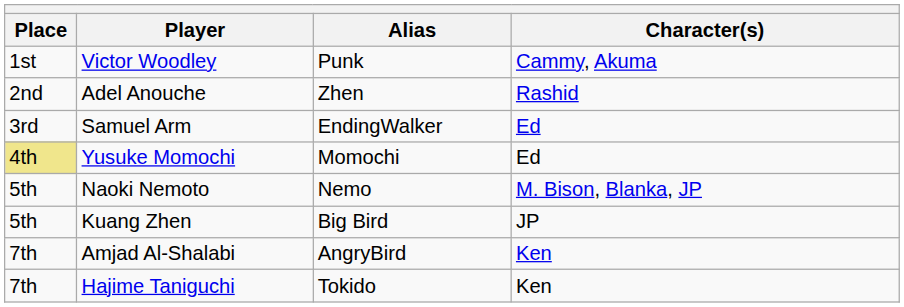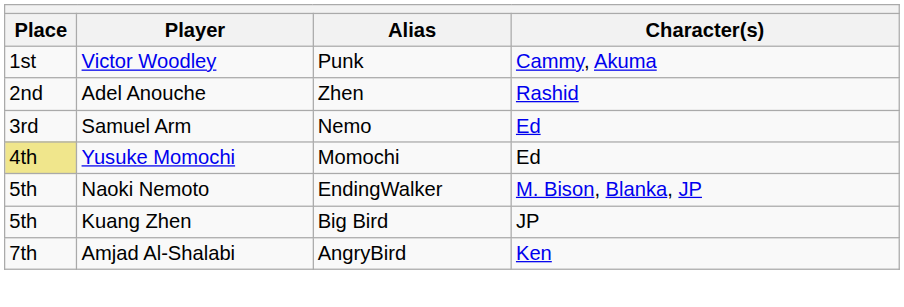(380, 125) EndingWalker -> (345, 125) Nemo
(345, 189) Nemo -> (380, 189) EndingWalker
- row: (158, 285)
